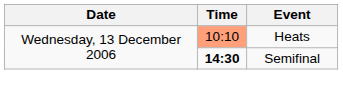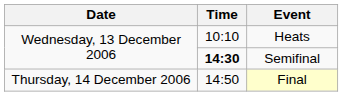(222, 36) lightsalmon background -> (222, 36) no background
+ row: (292, 79)
